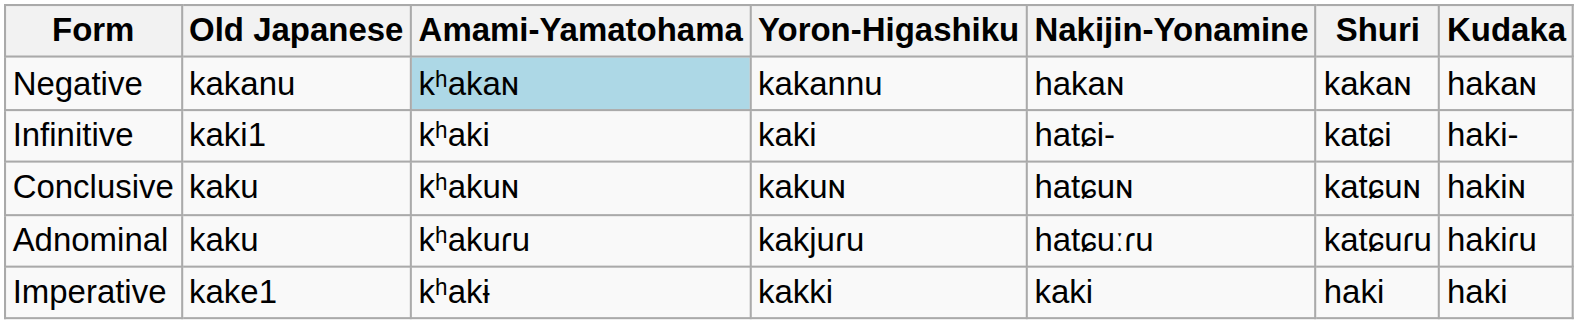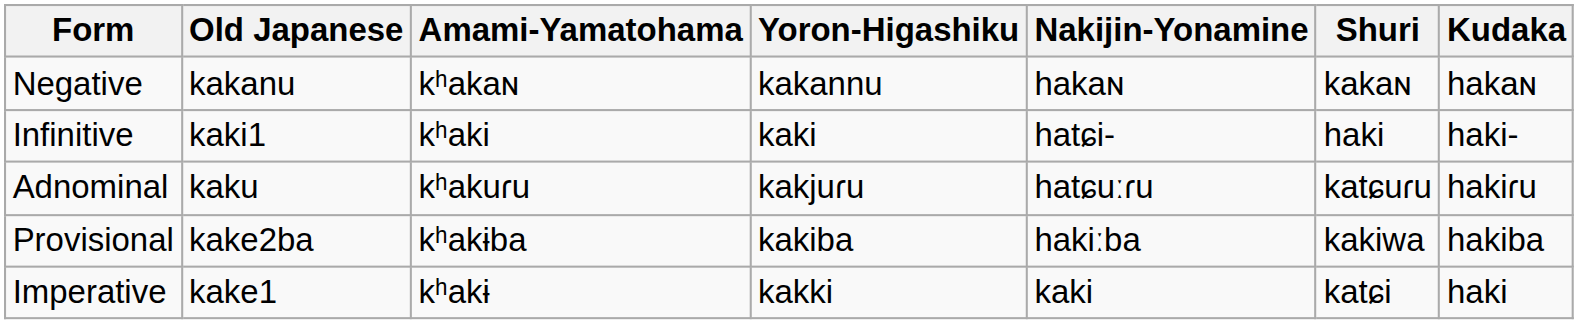(469, 82) lightblue background -> (469, 82) no background
(1358, 135) katɕi -> (1354, 135) haki
- row: (93, 187)
+ row: (93, 239)
(1354, 291) haki -> (1358, 291) katɕi
